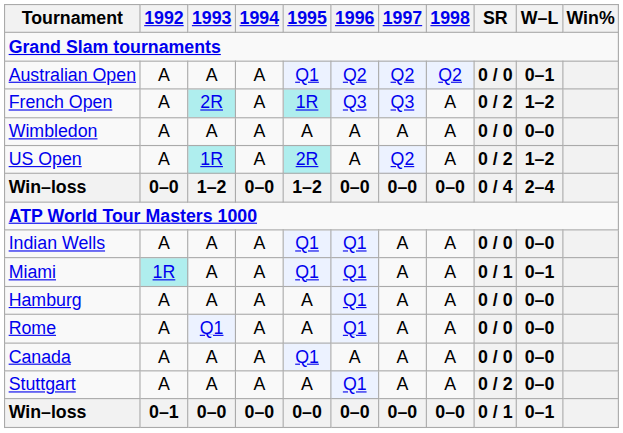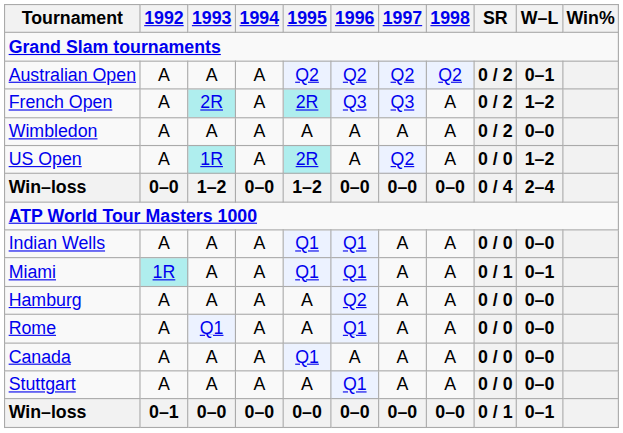(307, 74) Q1 -> (307, 74) Q2
(495, 74) 0 / 0 -> (495, 74) 0 / 2
(307, 103) 1R -> (307, 103) 2R
(495, 131) 0 / 0 -> (495, 131) 0 / 2
(495, 159) 0 / 2 -> (495, 159) 0 / 0
(355, 300) Q1 -> (355, 300) Q2
(495, 384) 0 / 2 -> (495, 384) 0 / 0
